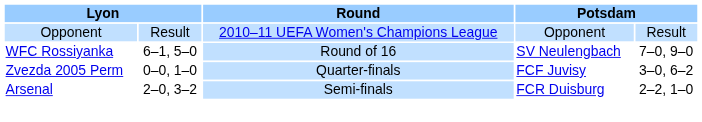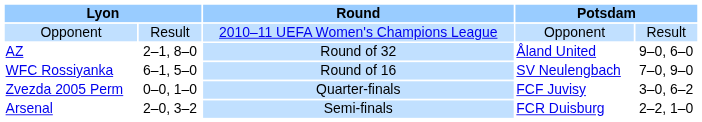+ row: (15, 51)
